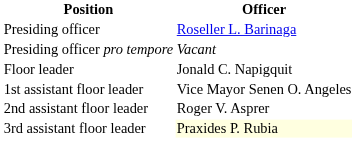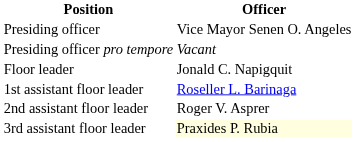(237, 29) Roseller L. Barinaga -> (264, 29) Vice Mayor Senen O. Angeles
(264, 89) Vice Mayor Senen O. Angeles -> (237, 89) Roseller L. Barinaga
